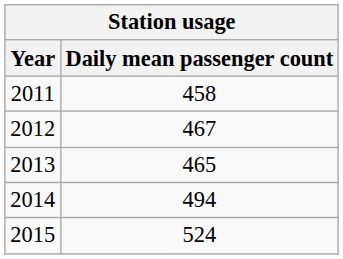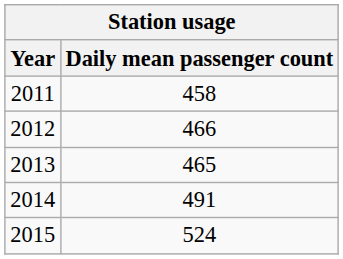(199, 128) 467 -> (199, 128) 466
(199, 199) 494 -> (199, 199) 491
